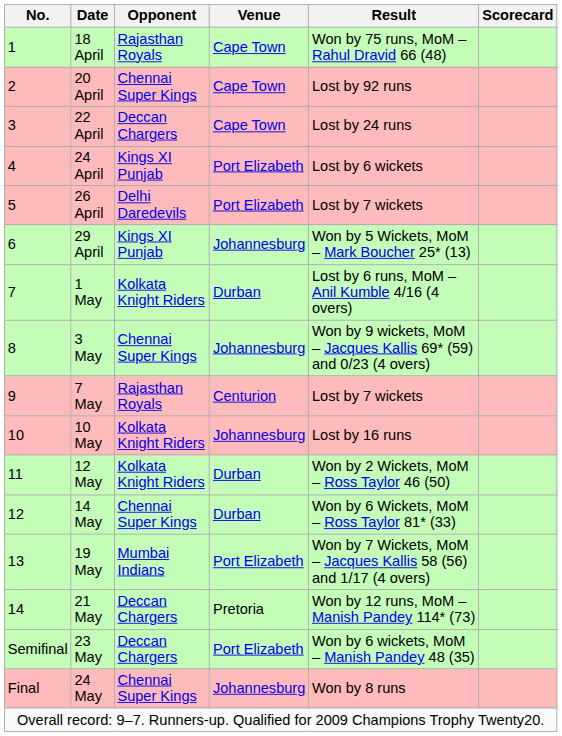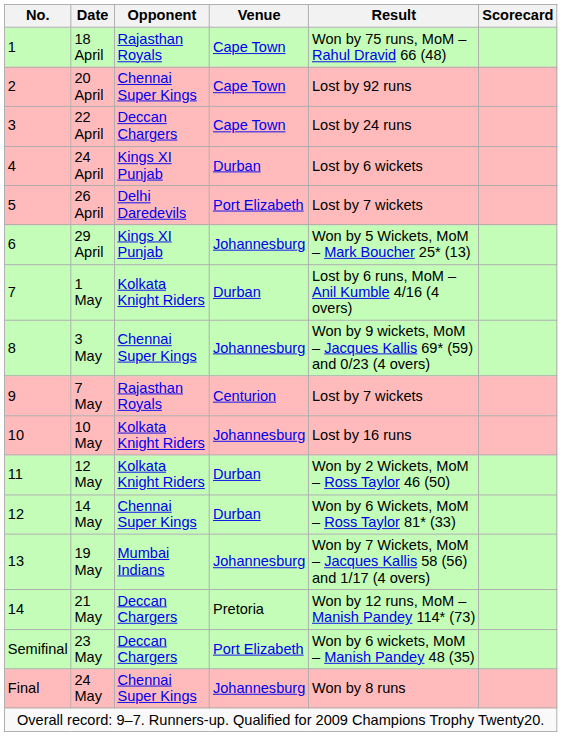(258, 165) Port Elizabeth -> (237, 165) Durban
(258, 561) Port Elizabeth -> (259, 561) Johannesburg
